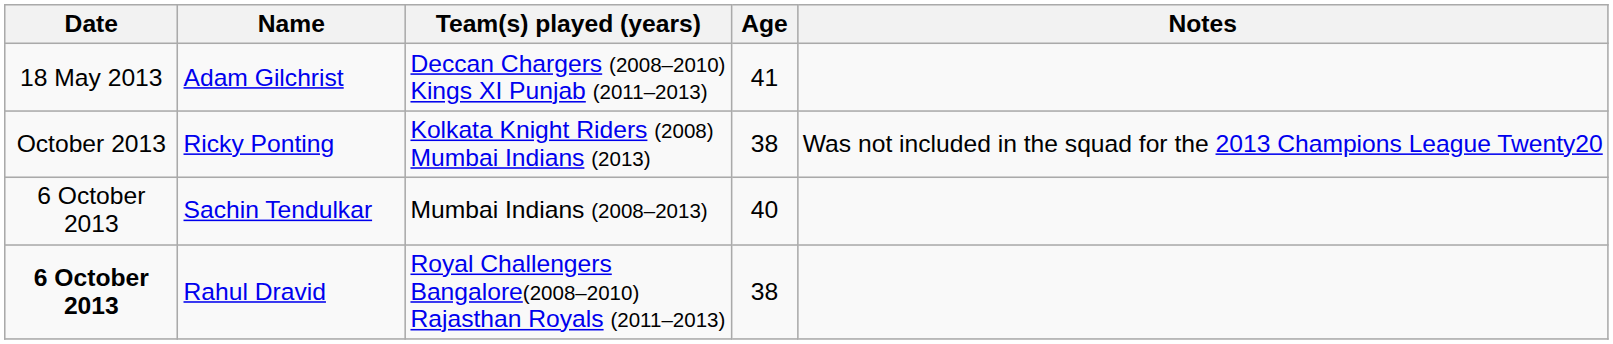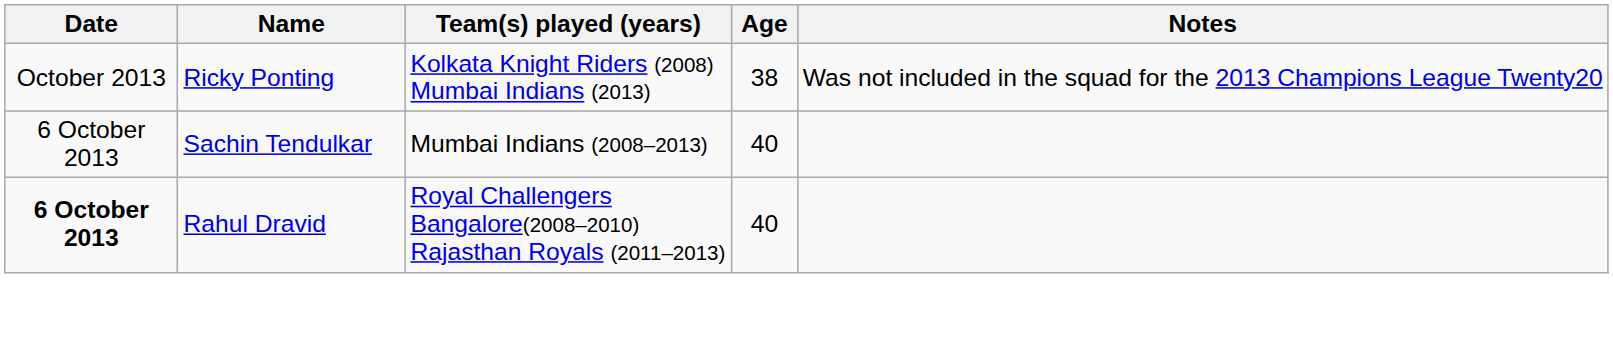- row: (264, 76)
(764, 291) 38 -> (764, 224) 40
